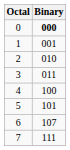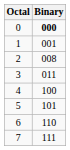(49, 59) 010 -> (49, 59) 008
(49, 122) 107 -> (49, 122) 110
